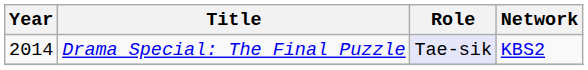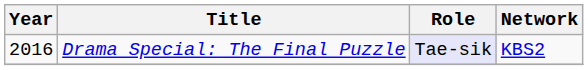(31, 50) 2014 -> (31, 50) 2016
